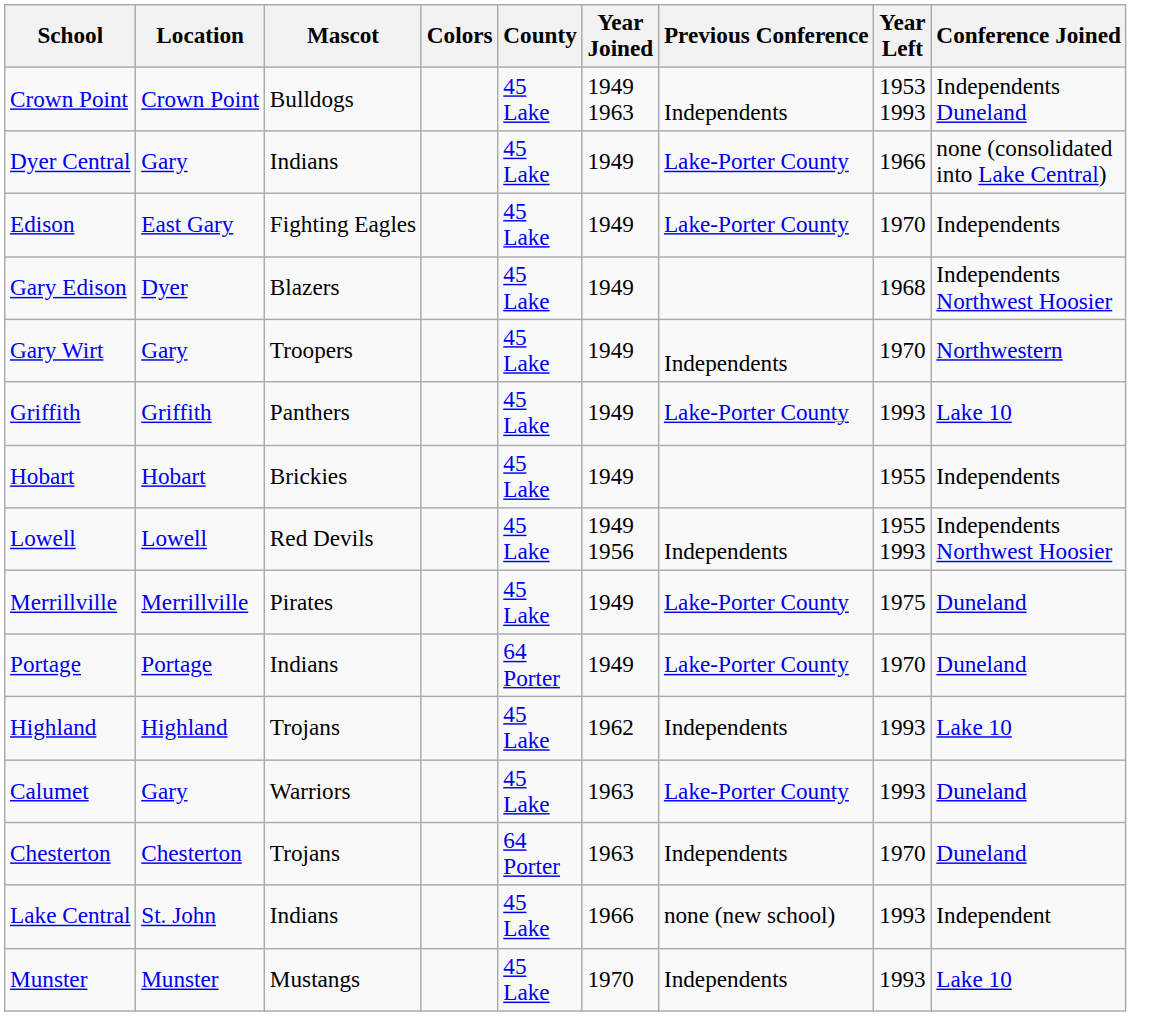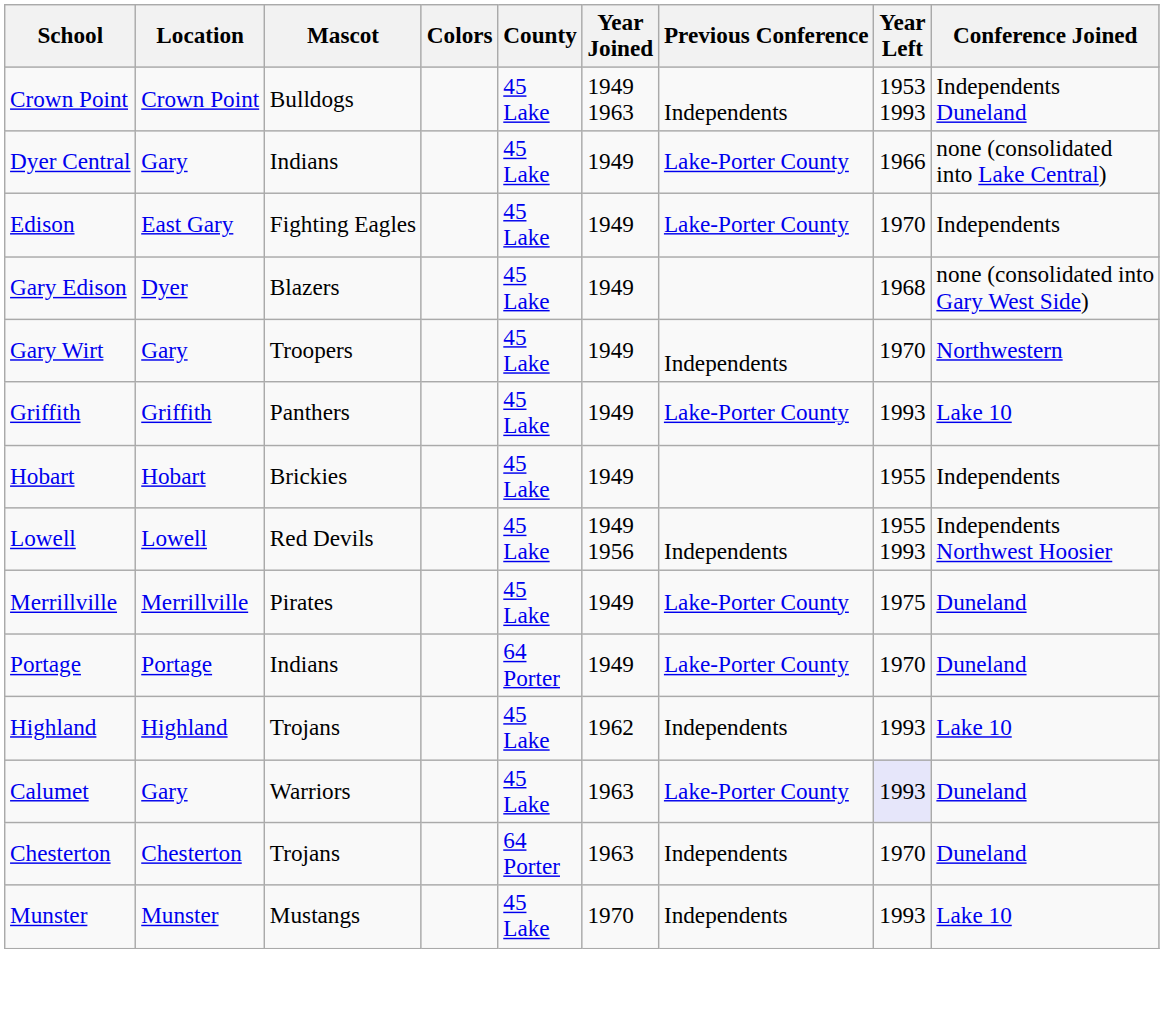(1024, 287) Independents Northwest Hoosier -> (1045, 287) none (consolidated into Gary West Side)
(902, 790) no background -> (902, 790) lavender background
- row: (70, 916)
